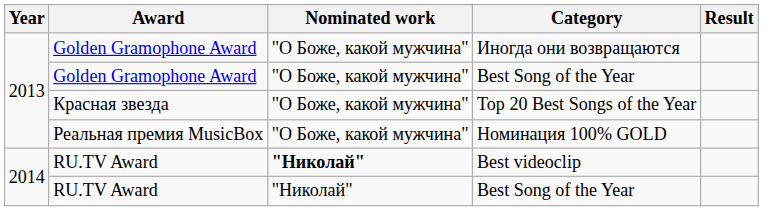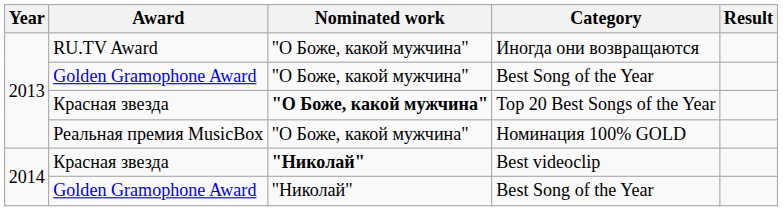(155, 47) Golden Gramophone Award -> (105, 47) RU.TV Award
(370, 104) normal -> (380, 104) bold
(105, 162) RU.TV Award -> (111, 162) Красная звезда
(105, 190) RU.TV Award -> (155, 190) Golden Gramophone Award
